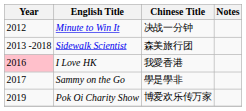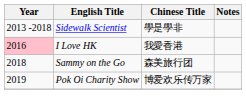- row: (88, 28)
(168, 45) 森美旅行团 -> (163, 28) 學是學非
(16, 80) 2017 -> (16, 63) 2018
(163, 80) 學是學非 -> (168, 62) 森美旅行团
